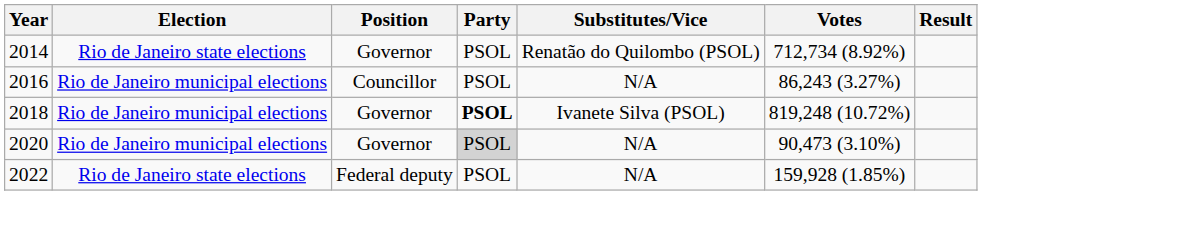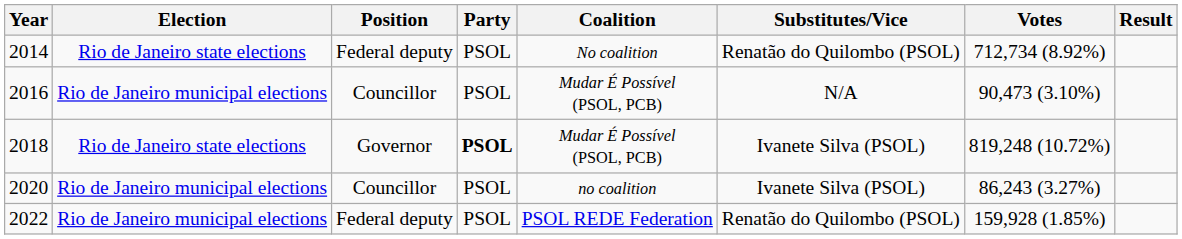+ column: (617, 19)
(394, 50) Governor -> (394, 50) Federal deputy
(839, 81) 86,243 (3.27%) -> (1040, 92) 90,473 (3.10%)
(192, 112) Rio de Janeiro municipal elections -> (192, 145) Rio de Janeiro state elections
(394, 143) Governor -> (394, 187) Councillor
(487, 143) lightgrey background -> (487, 187) no background
(641, 143) N/A -> (841, 187) Ivanete Silva (PSOL)
(839, 143) 90,473 (3.10%) -> (1040, 187) 86,243 (3.27%)
(192, 174) Rio de Janeiro state elections -> (192, 218) Rio de Janeiro municipal elections
(641, 174) N/A -> (841, 218) Renatão do Quilombo (PSOL)
